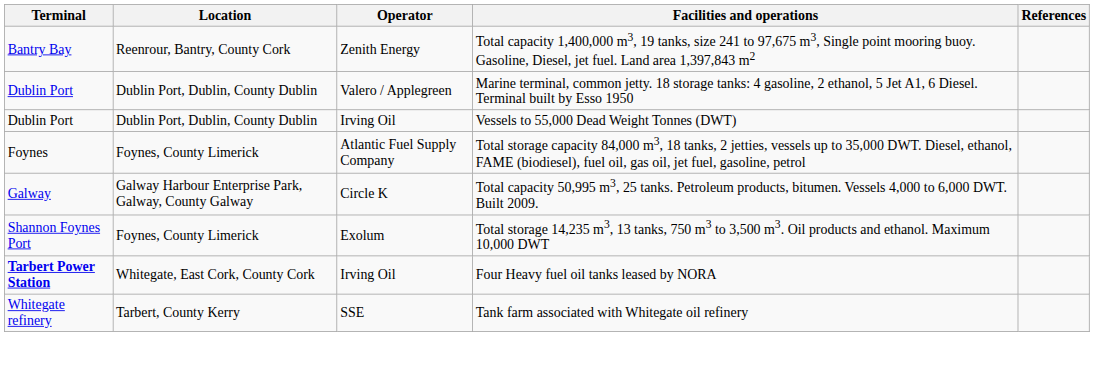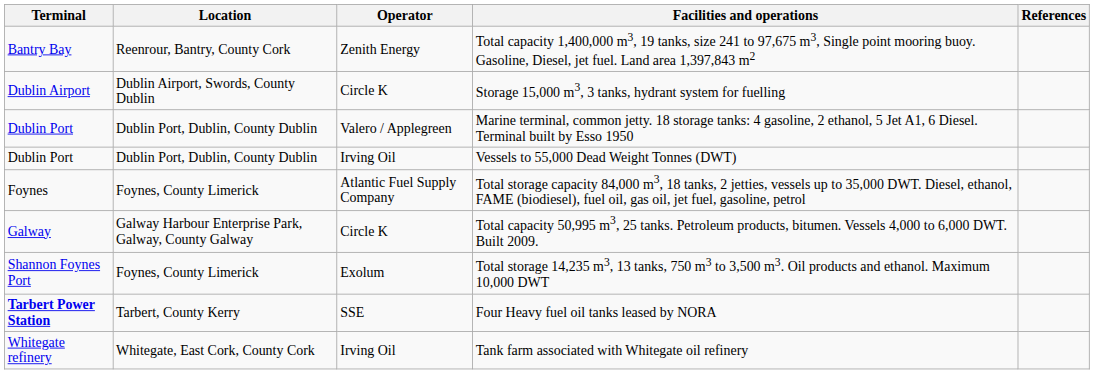+ row: (630, 90)
(215, 275) Whitegate, East Cork, County Cork -> (178, 312) Tarbert, County Kerry
(368, 275) Irving Oil -> (352, 312) SSE
(178, 312) Tarbert, County Kerry -> (215, 350) Whitegate, East Cork, County Cork
(352, 312) SSE -> (368, 350) Irving Oil
